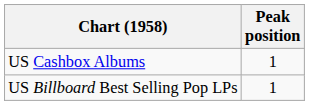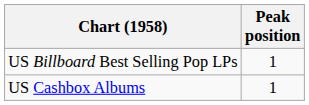rows swapped: (123, 87) <-> (77, 61)
